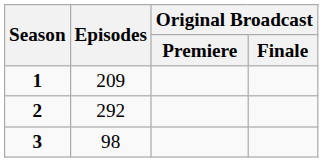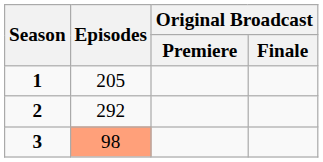(111, 80) 209 -> (111, 80) 205
(111, 141) no background -> (111, 141) lightsalmon background
